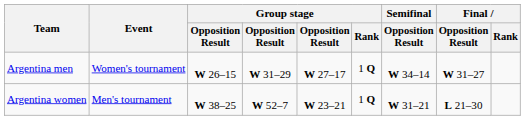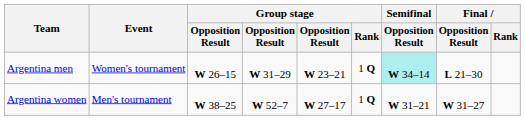(325, 75) W 27–17 -> (325, 75) W 23–21
(409, 75) no background -> (409, 75) paleturquoise background
(464, 75) W 31–27 -> (464, 75) L 21–30
(325, 106) W 23–21 -> (325, 106) W 27–17
(464, 106) L 21–30 -> (464, 106) W 31–27
